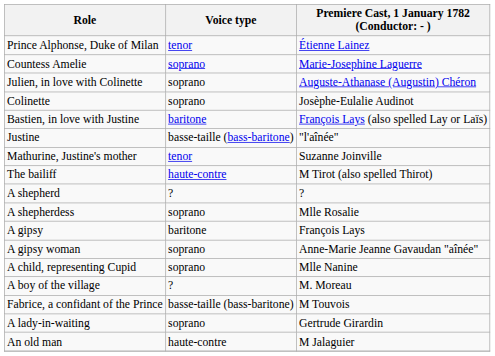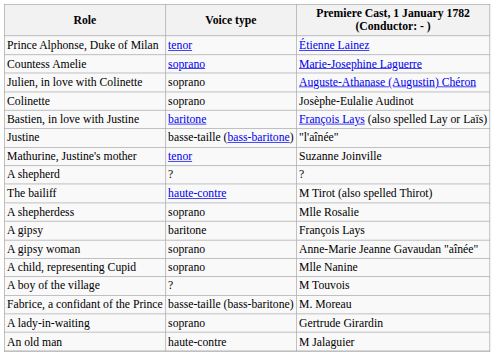rows swapped: (32, 175) <-> (33, 193)
(325, 286) M. Moreau -> (324, 286) M Touvois
(324, 304) M Touvois -> (325, 304) M. Moreau
